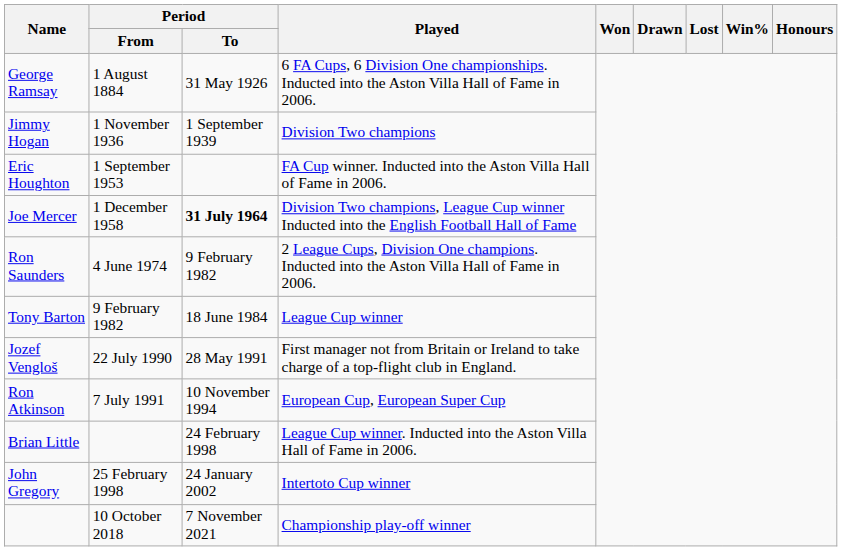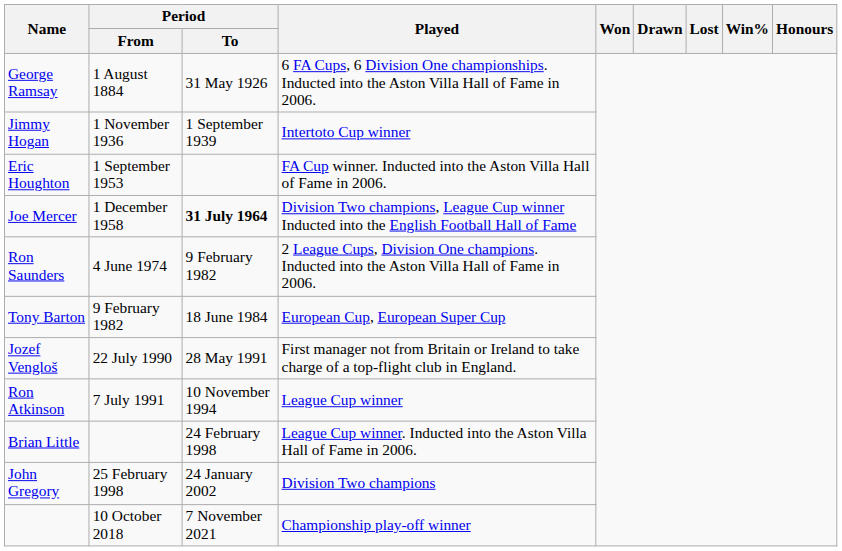(359, 132) Division Two champions -> (346, 132) Intertoto Cup winner
(342, 316) League Cup winner -> (394, 316) European Cup, European Super Cup
(394, 400) European Cup, European Super Cup -> (342, 400) League Cup winner
(346, 483) Intertoto Cup winner -> (359, 483) Division Two champions
